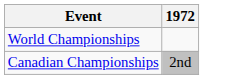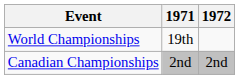+ column: (180, 16)
